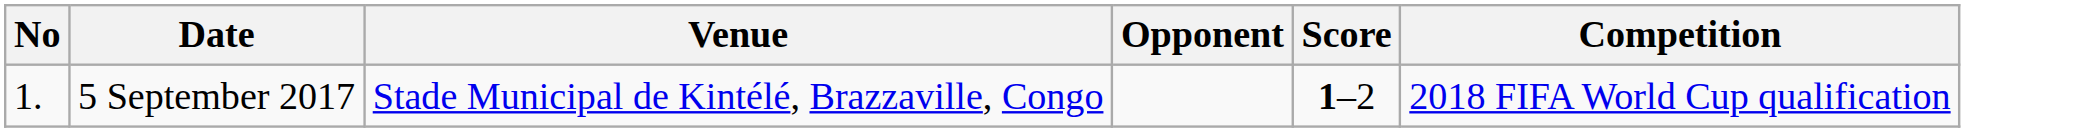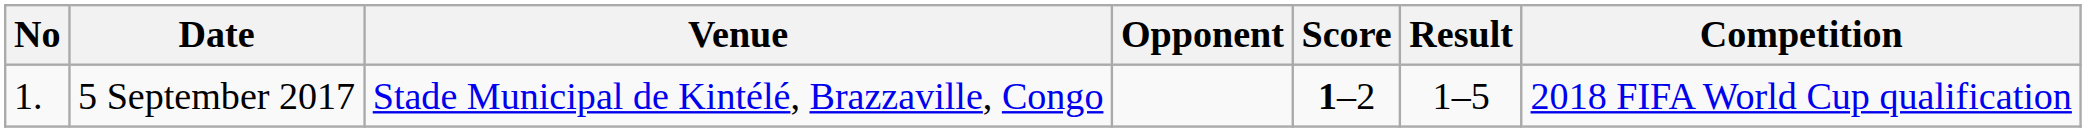+ column: (1461, 34)
